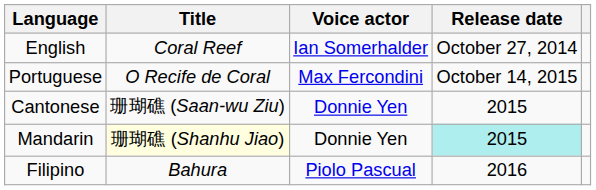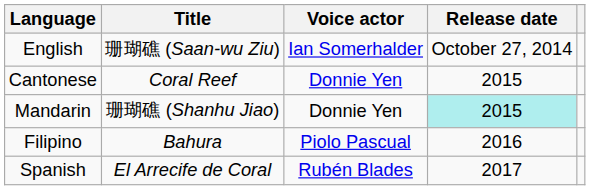(198, 47) Coral Reef -> (193, 49) 珊瑚礁 (Saan-wu Ziu)
- row: (55, 76)
(198, 106) 珊瑚礁 (Saan-wu Ziu) -> (193, 80) Coral Reef
(198, 139) lightyellow background -> (193, 110) no background
+ row: (53, 170)
